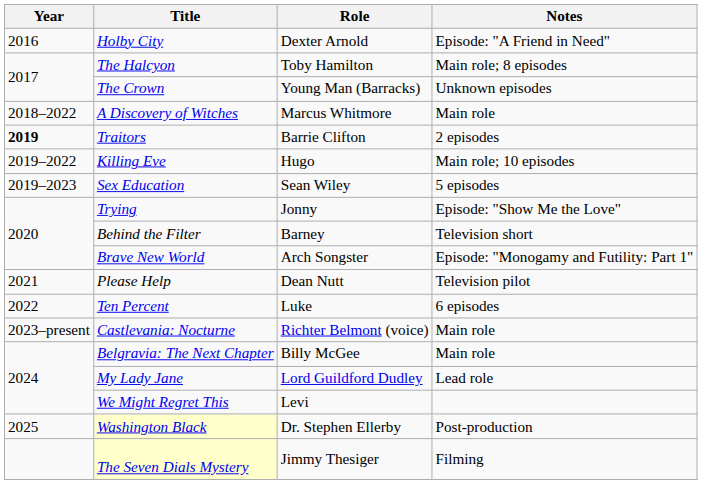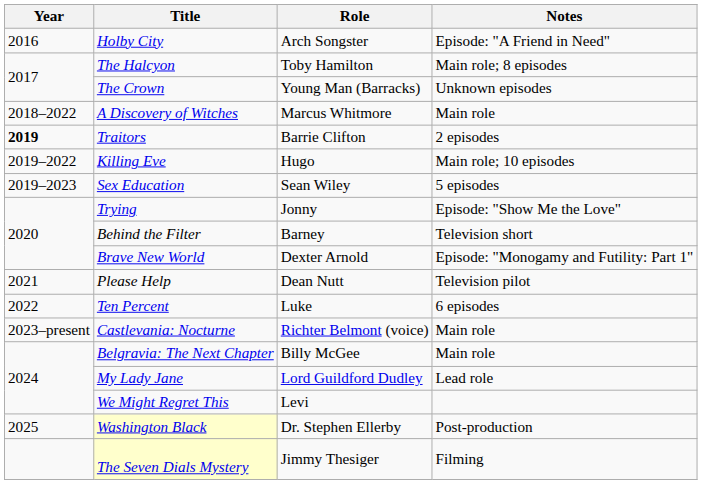(324, 40) Dexter Arnold -> (324, 40) Arch Songster
(324, 257) Arch Songster -> (324, 257) Dexter Arnold
